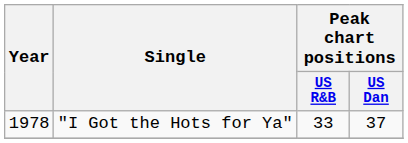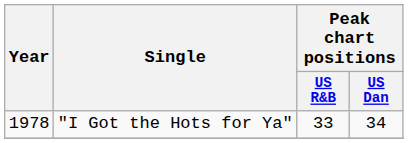(376, 124) 37 -> (376, 124) 34
